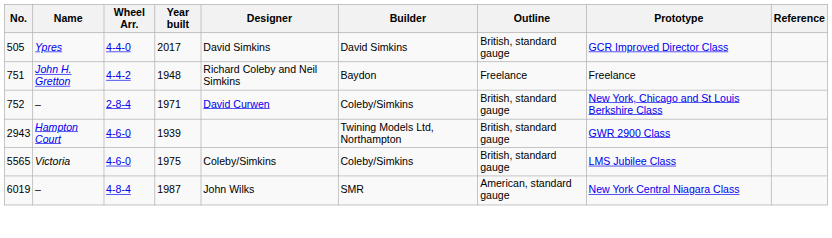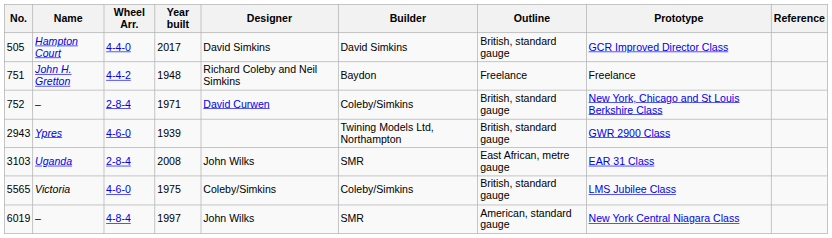(49, 47) Ypres -> (57, 47) Hampton Court
(57, 133) Hampton Court -> (49, 133) Ypres
+ row: (19, 161)
(169, 190) 1987 -> (169, 219) 1997
